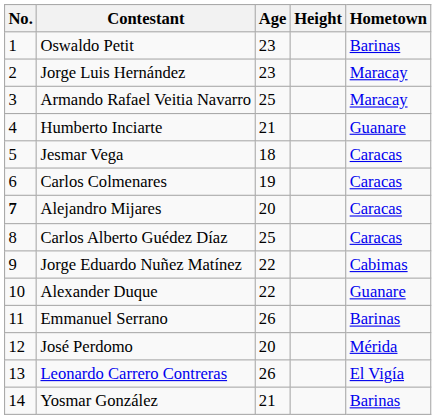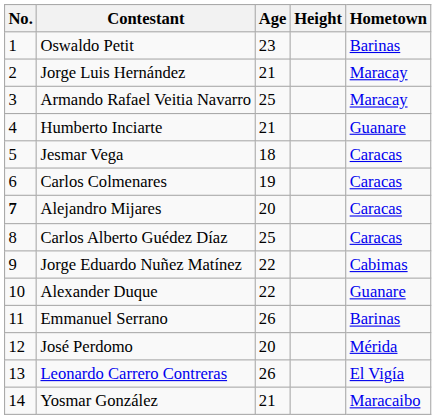(267, 72) 23 -> (267, 72) 21
(375, 400) Barinas -> (385, 400) Maracaibo
